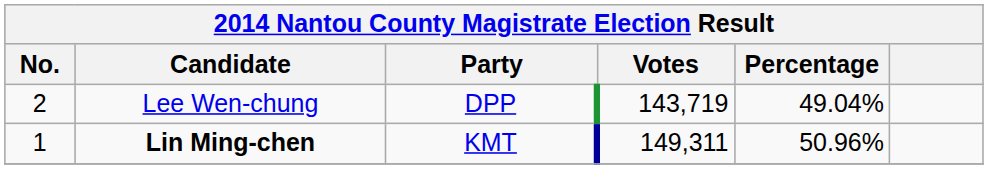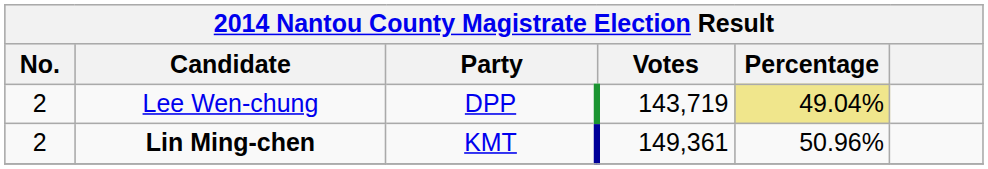(842, 103) no background -> (842, 103) khaki background
(40, 143) 1 -> (40, 143) 2
(684, 143) 149,311 -> (683, 143) 149,361
